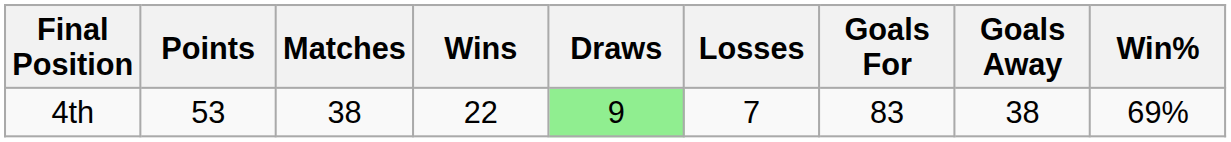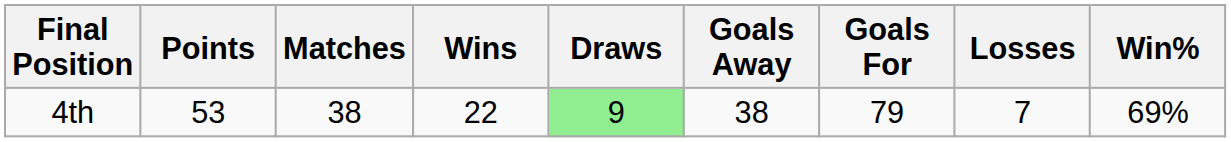columns swapped: (752, 47) <-> (1023, 47)
(887, 112) 83 -> (887, 112) 79
